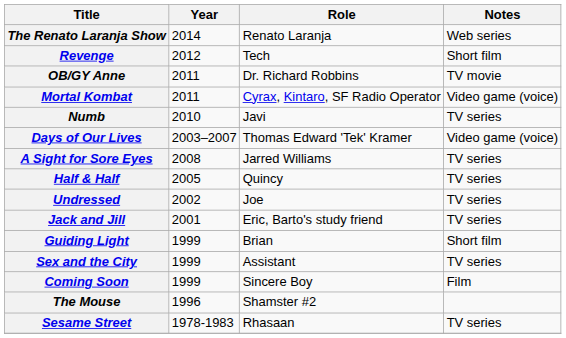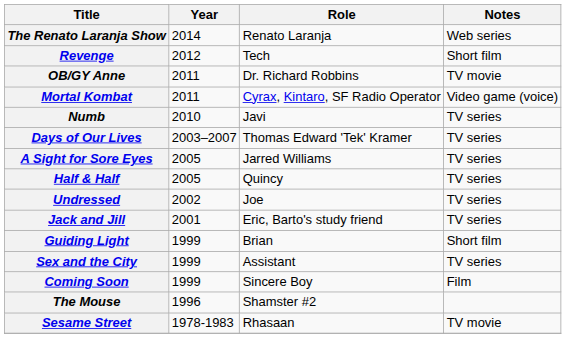(502, 138) Video game (voice) -> (474, 138) TV series
(186, 158) 2008 -> (186, 158) 2005
(474, 323) TV series -> (474, 323) TV movie
